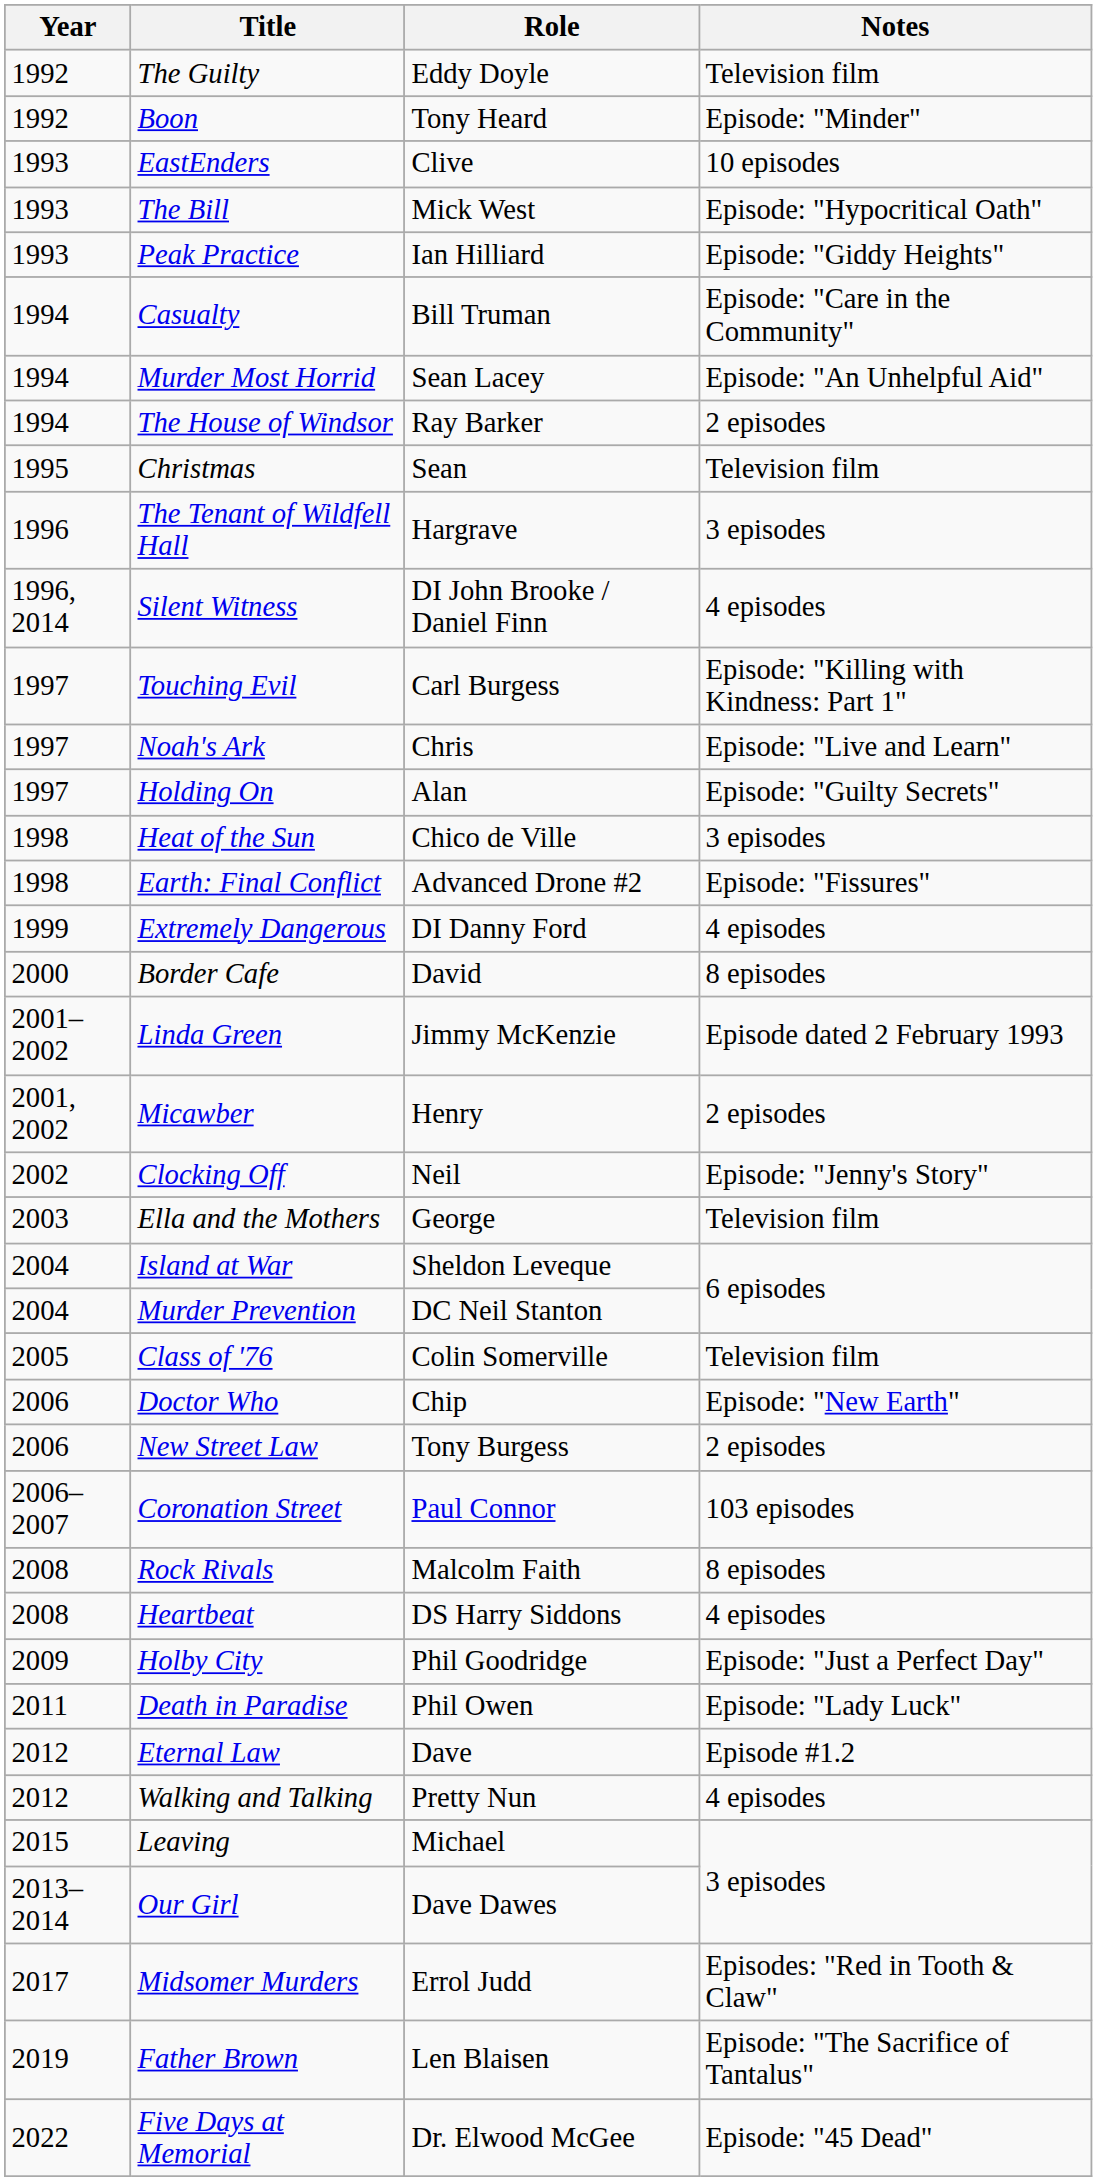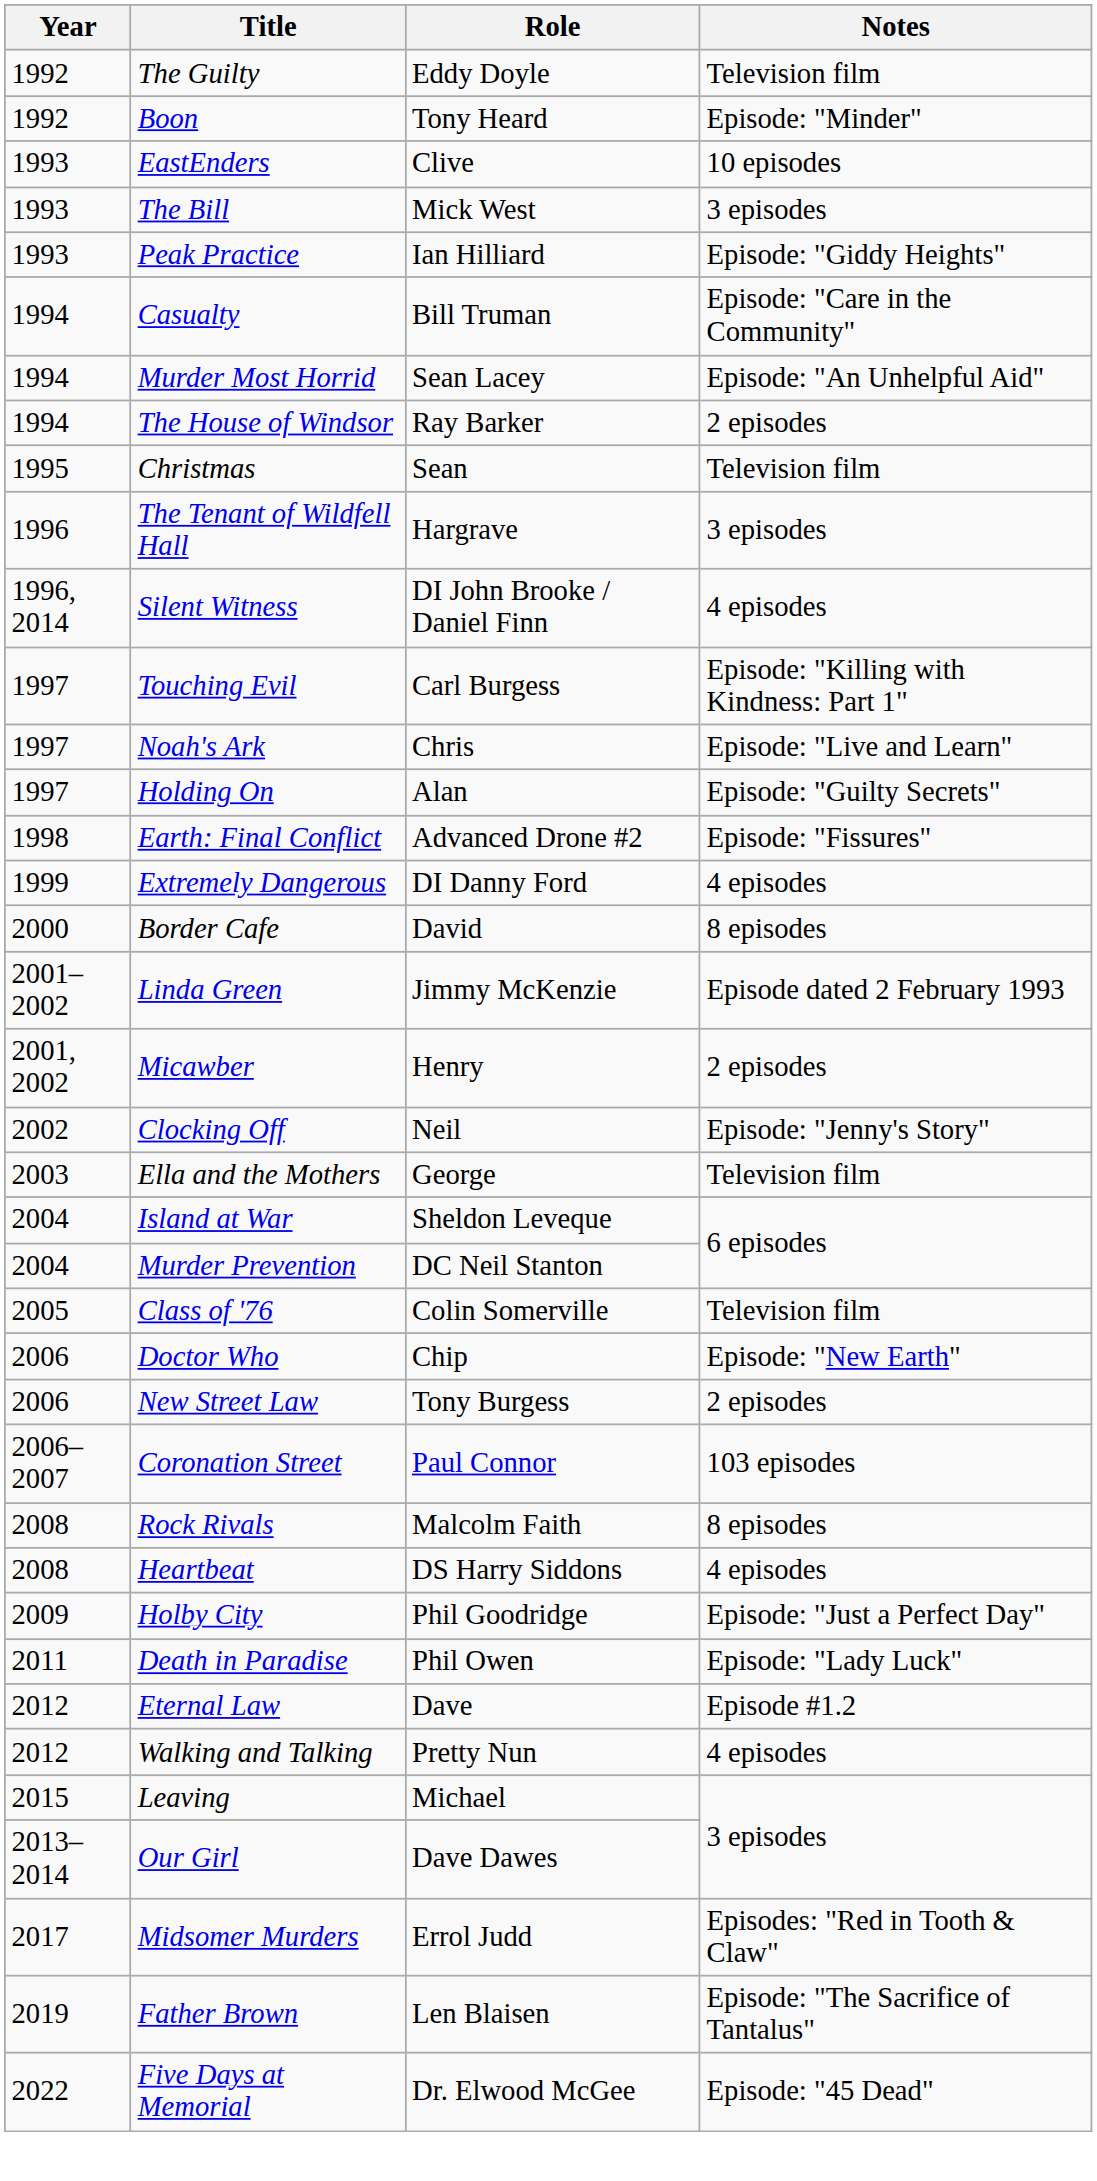(874, 208) Episode: "Hypocritical Oath" -> (767, 208) 3 episodes
- row: (226, 837)
